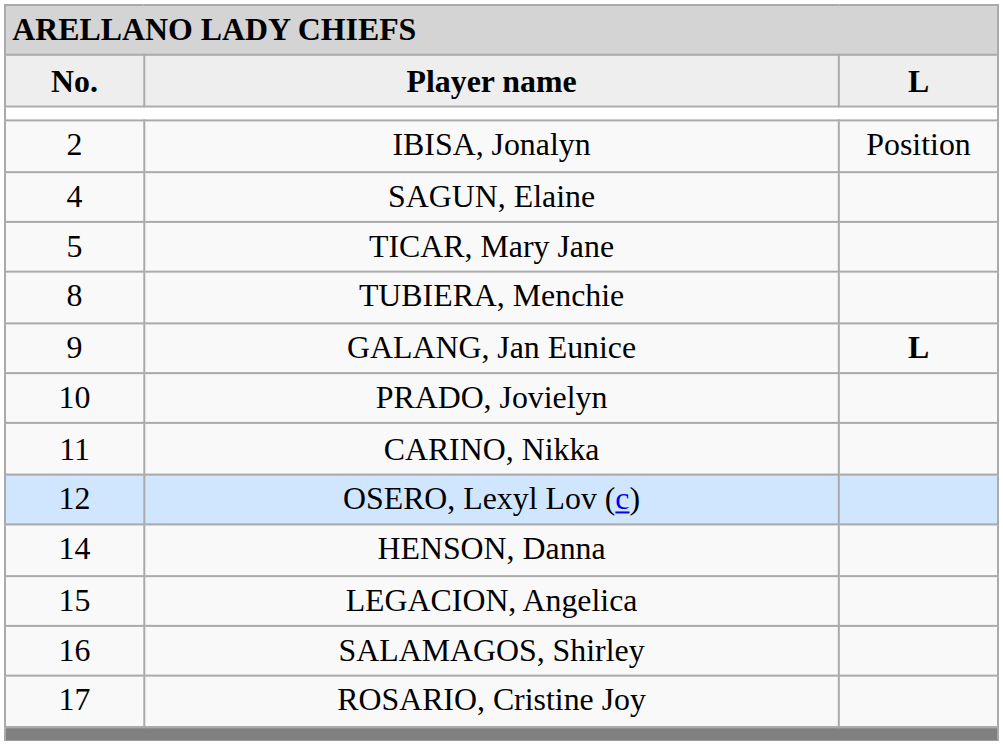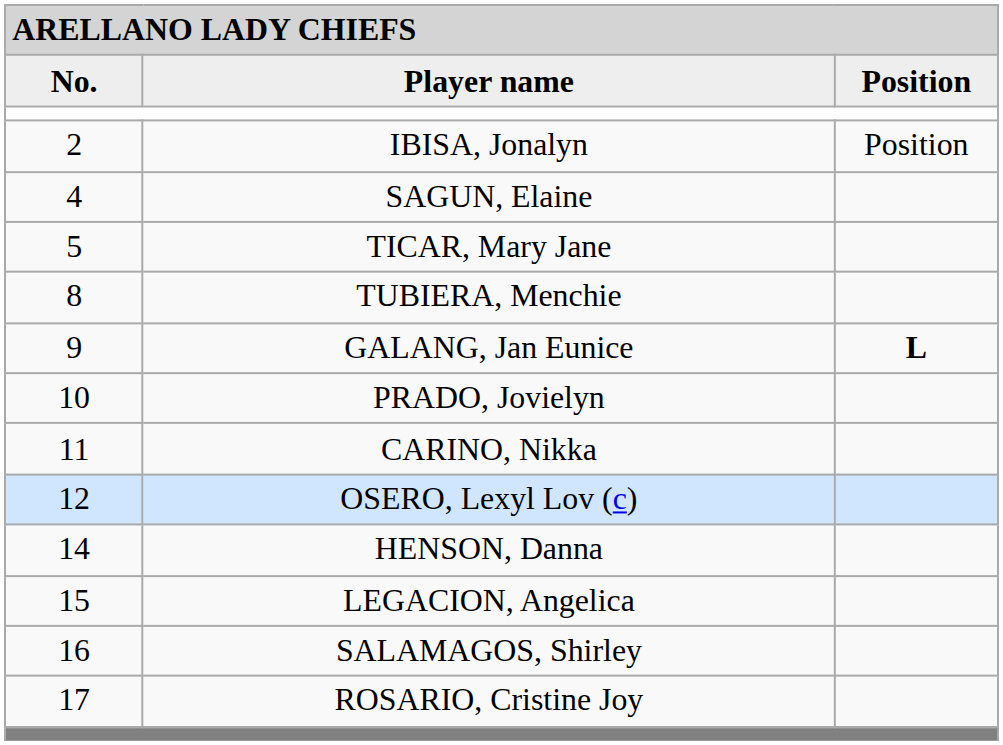(919, 80) L -> (916, 80) Position
